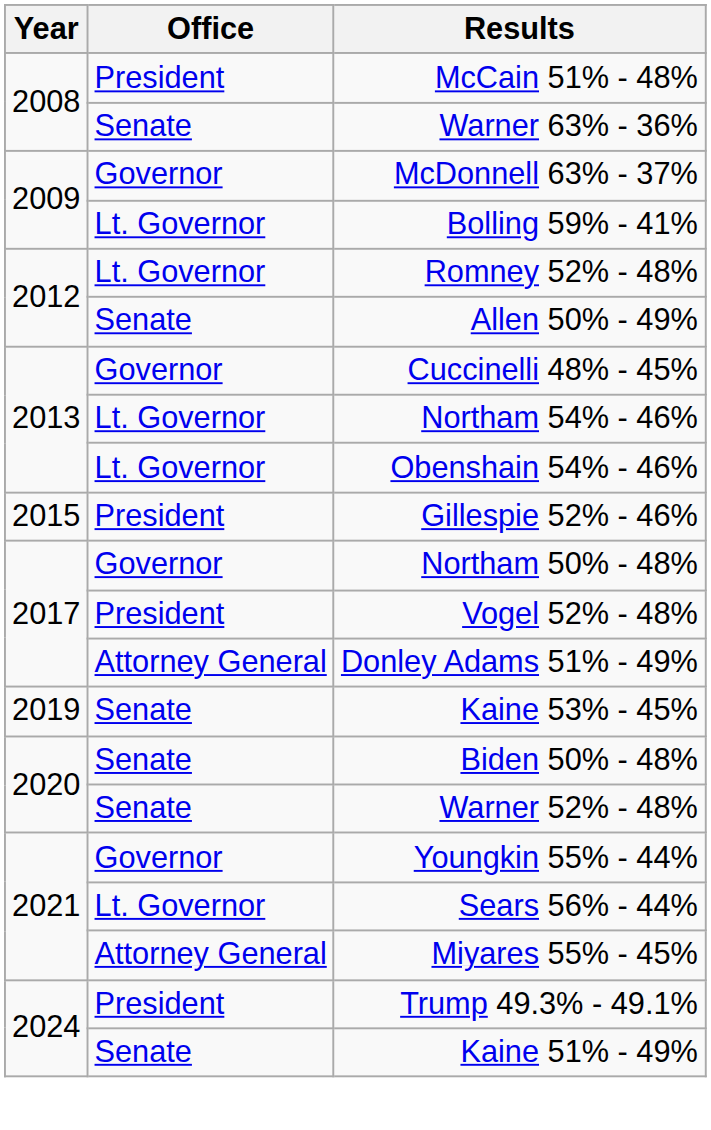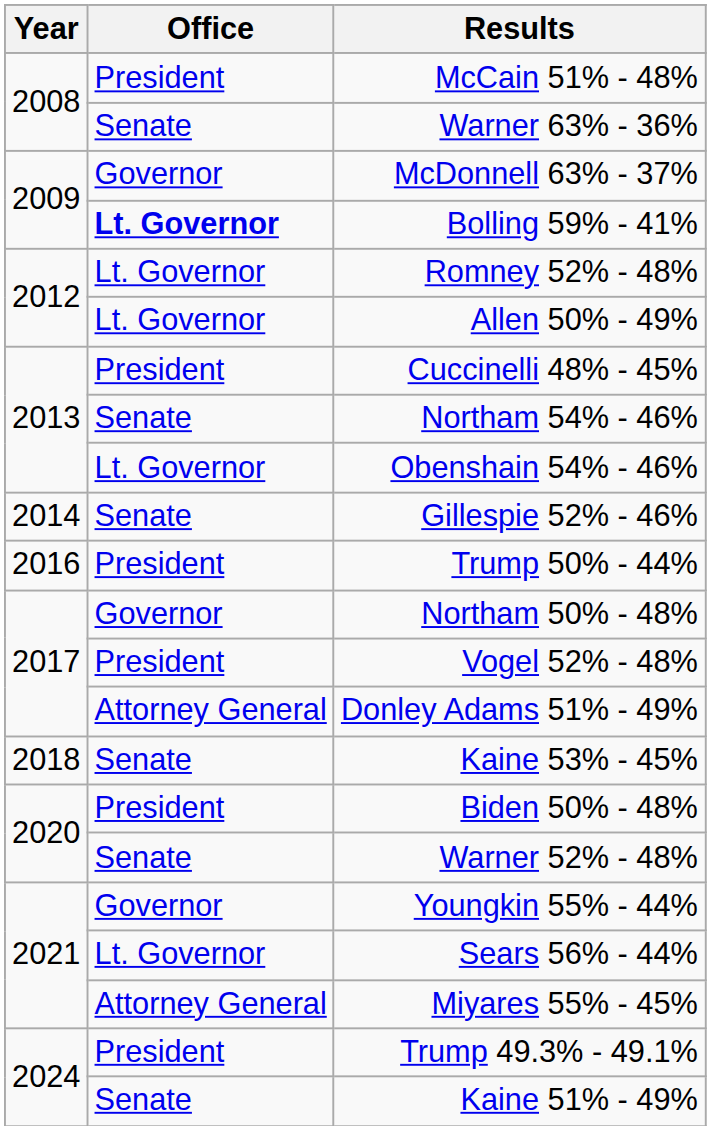(180, 223) normal -> (187, 223) bold
(143, 321) Senate -> (180, 321) Lt. Governor
(159, 369) Governor -> (159, 369) President
(180, 418) Lt. Governor -> (143, 418) Senate
(46, 516) 2015 -> (46, 516) 2014
(159, 516) President -> (143, 516) Senate
+ row: (575, 564)
(46, 710) 2019 -> (46, 759) 2018
(143, 759) Senate -> (159, 808) President
